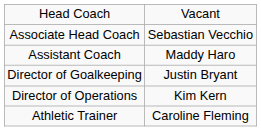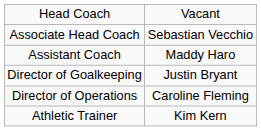(200, 95) Kim Kern -> (200, 95) Caroline Fleming
(200, 116) Caroline Fleming -> (200, 116) Kim Kern
